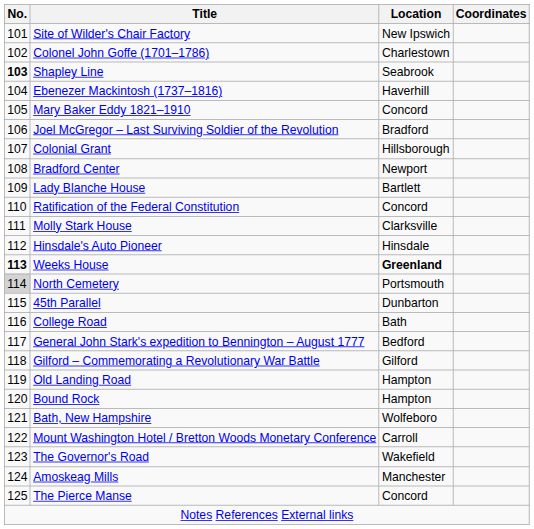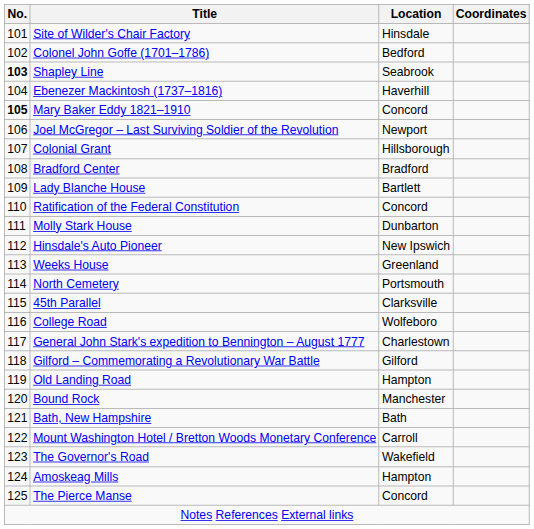(416, 33) New Ipswich -> (406, 33) Hinsdale
(416, 53) Charlestown -> (403, 53) Bedford
(17, 110) normal -> (17, 110) bold
(405, 130) Bradford -> (405, 130) Newport
(405, 168) Newport -> (405, 168) Bradford
(410, 226) Clarksville -> (410, 226) Dunbarton
(406, 245) Hinsdale -> (416, 245) New Ipswich
(17, 264) bold -> (17, 264) normal
(412, 264) bold -> (410, 264) normal
(17, 284) lightgrey background -> (17, 284) no background
(410, 303) Dunbarton -> (410, 303) Clarksville
(394, 322) Bath -> (409, 322) Wolfeboro
(403, 341) Bedford -> (416, 341) Charlestown
(407, 399) Hampton -> (414, 399) Manchester
(409, 418) Wolfeboro -> (394, 418) Bath
(414, 476) Manchester -> (407, 476) Hampton
